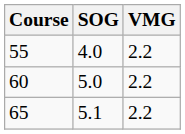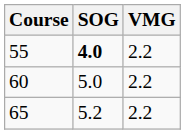(90, 50) normal -> (90, 50) bold
(90, 112) 5.1 -> (90, 112) 5.2
